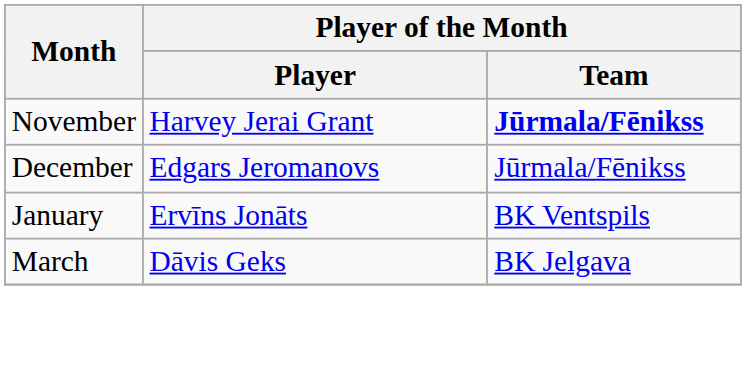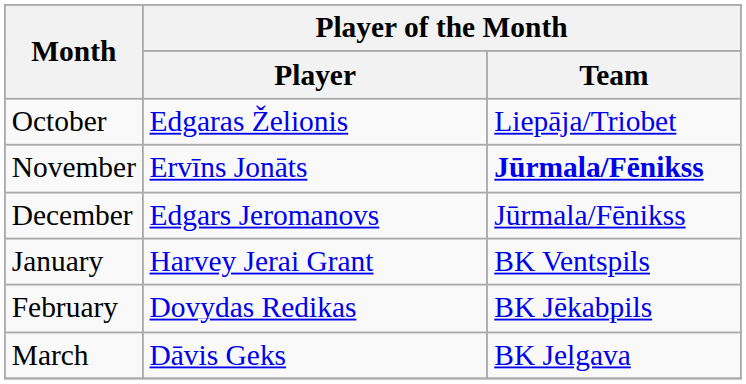+ row: (59, 121)
(262, 121) Harvey Jerai Grant -> (228, 167) Ervīns Jonāts
(228, 214) Ervīns Jonāts -> (262, 261) Harvey Jerai Grant
+ row: (65, 307)
